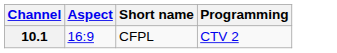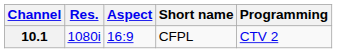+ column: (84, 15)
